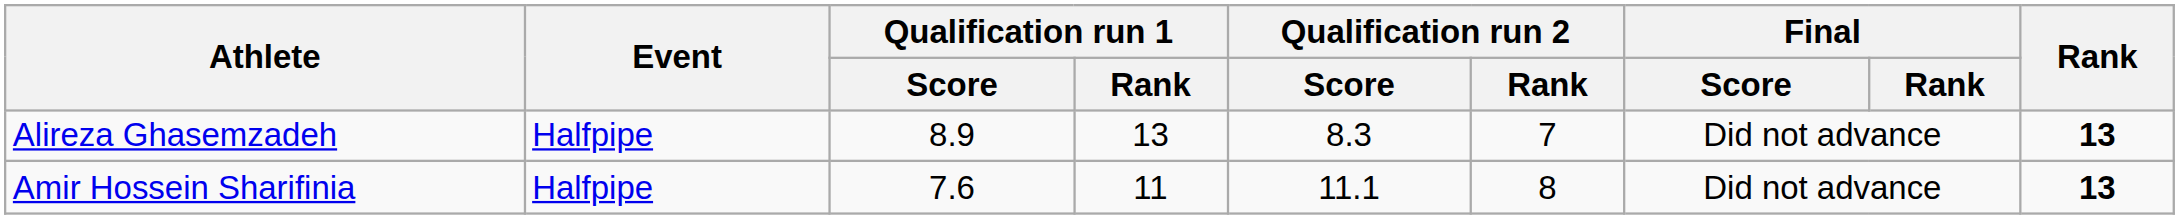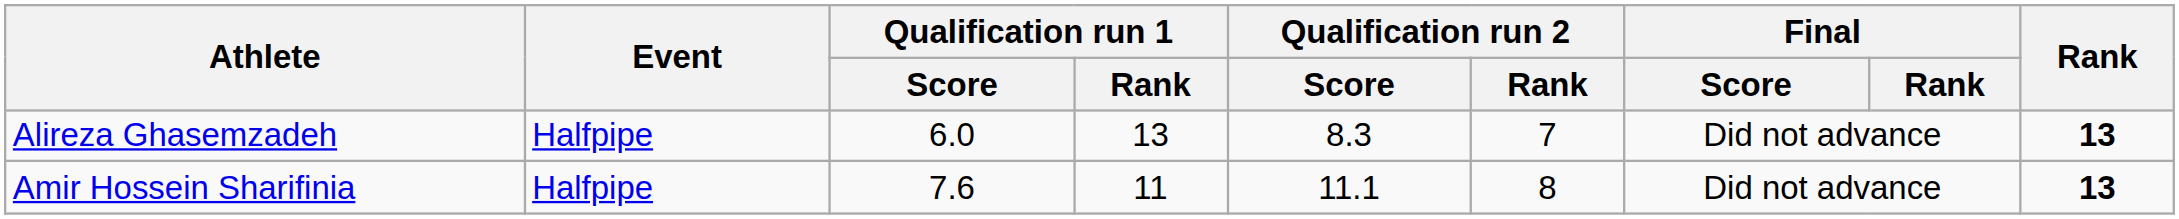(952, 136) 8.9 -> (952, 136) 6.0
